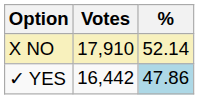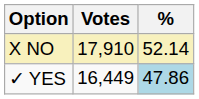(106, 78) 16,442 -> (106, 78) 16,449
